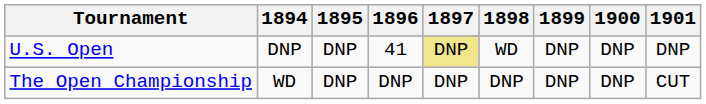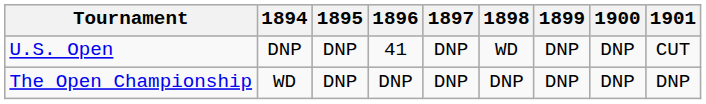(451, 52) khaki background -> (451, 52) no background
(673, 52) DNP -> (673, 52) CUT
(673, 83) CUT -> (673, 83) DNP
